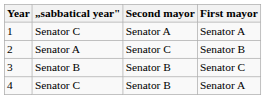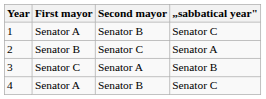columns swapped: (229, 13) <-> (78, 13)
(148, 31) Senator A -> (120, 31) Senator B
(148, 67) Senator B -> (120, 67) Senator A
